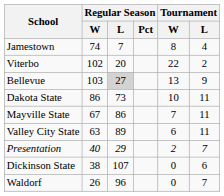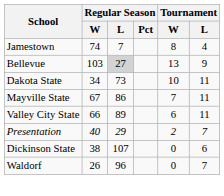- row: (23, 64)
(95, 98) 86 -> (95, 81) 34
(95, 132) 63 -> (95, 115) 66
